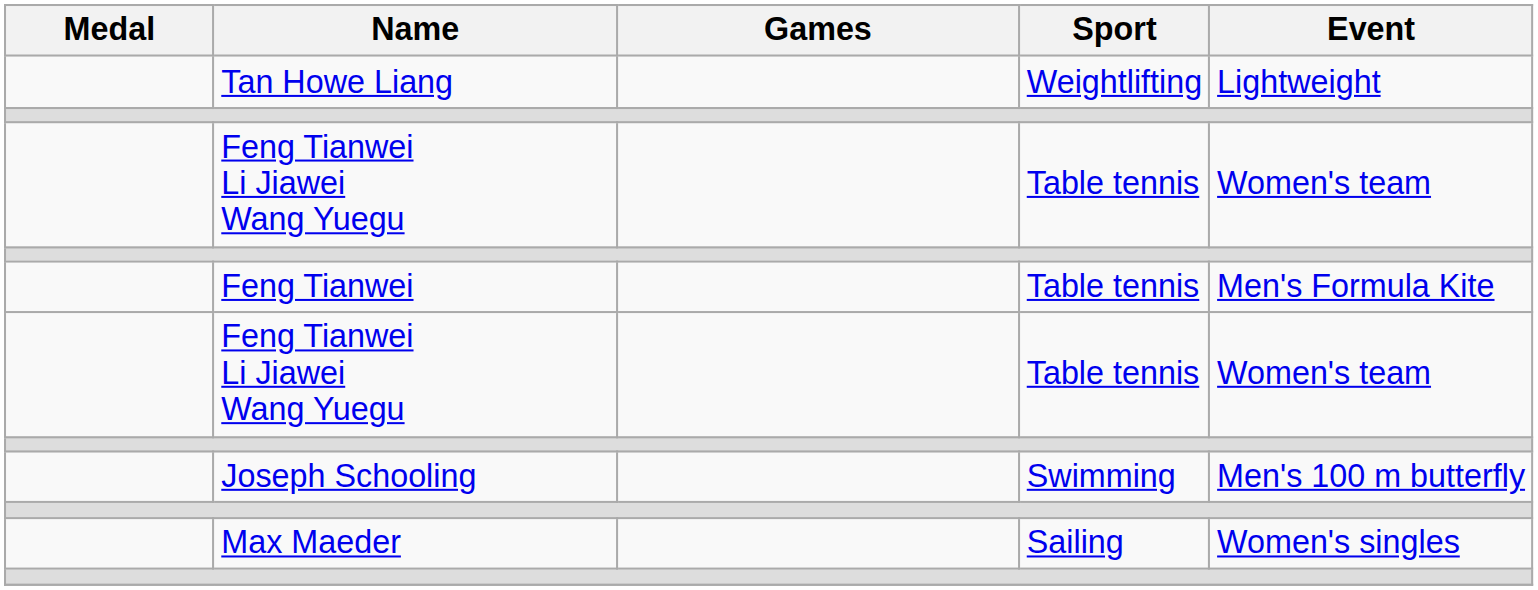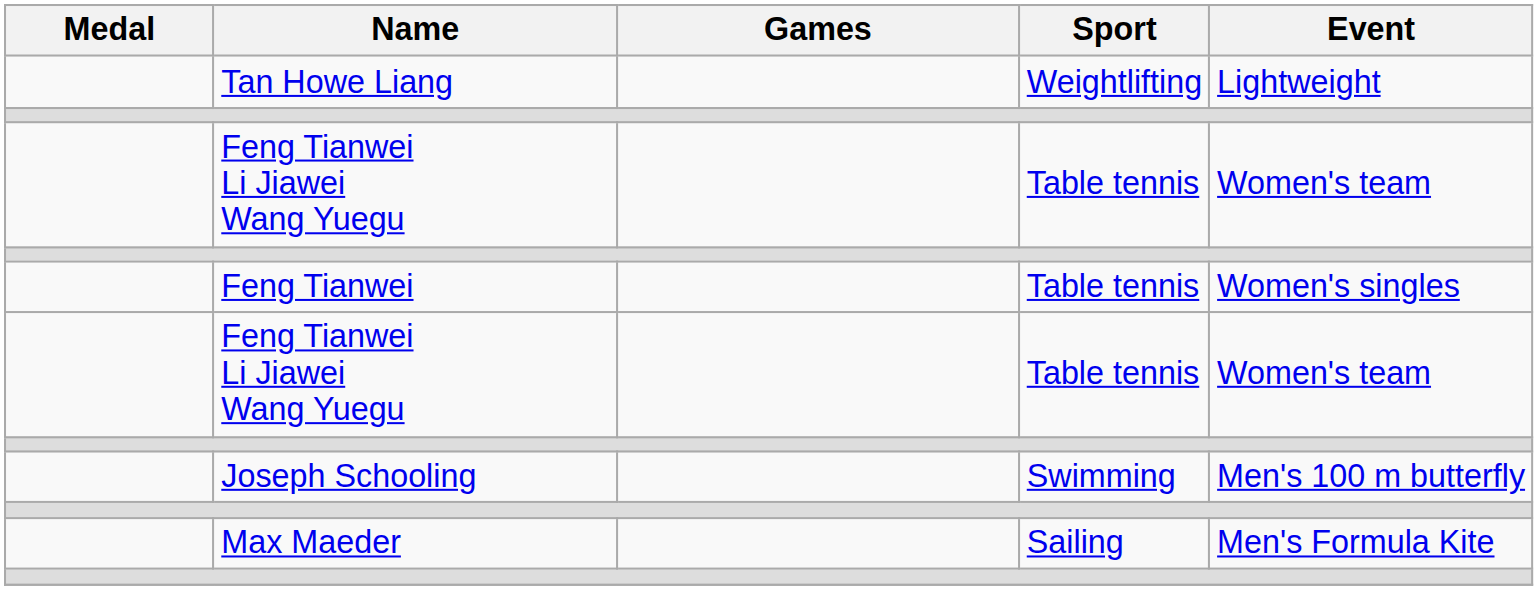(1356, 286) Men's Formula Kite -> (1338, 286) Women's singles
(1338, 542) Women's singles -> (1356, 542) Men's Formula Kite
